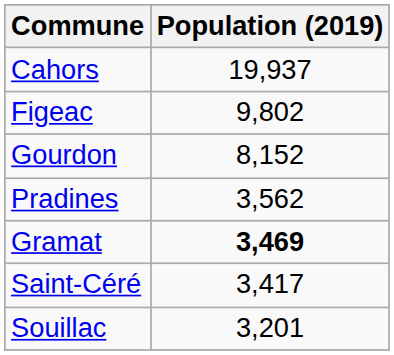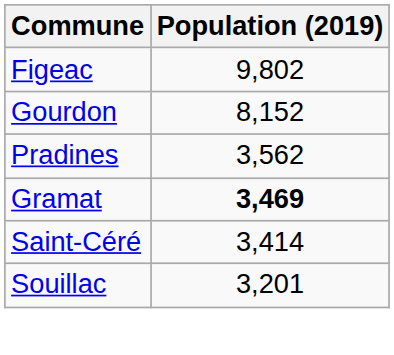- row: (55, 69)
(270, 284) 3,417 -> (270, 241) 3,414
